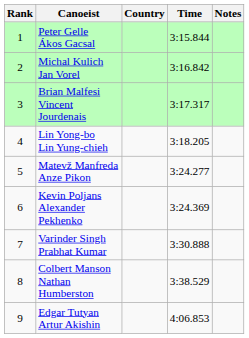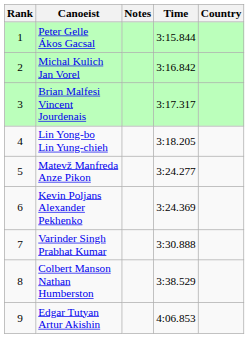columns swapped: (144, 13) <-> (228, 13)
